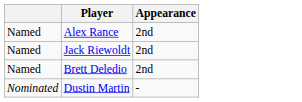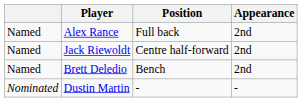+ column: (182, 13)
